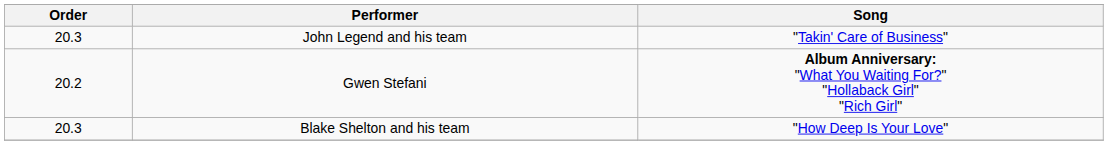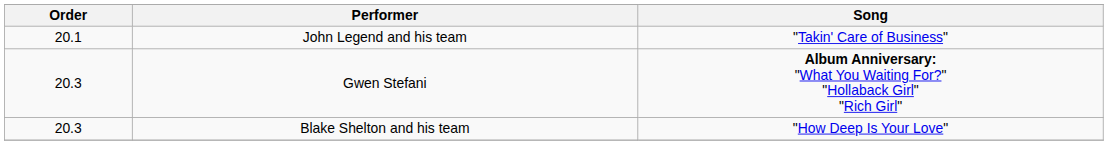(68, 37) 20.3 -> (68, 37) 20.1
(68, 83) 20.2 -> (68, 83) 20.3
